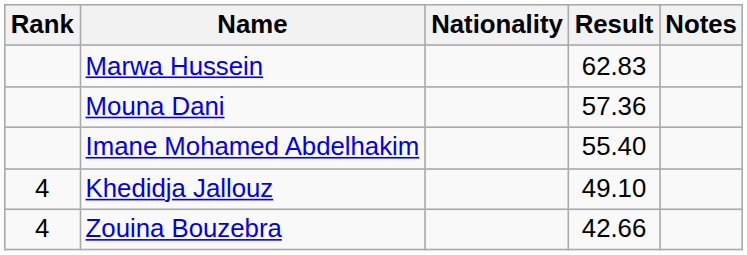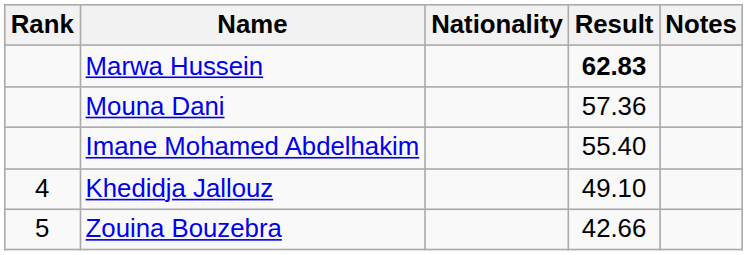(614, 65) normal -> (614, 65) bold
(42, 229) 4 -> (42, 229) 5
